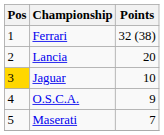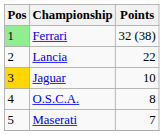(11, 36) no background -> (11, 36) lightgreen background
(149, 57) 20 -> (149, 57) 22
(153, 99) 9 -> (153, 99) 8
